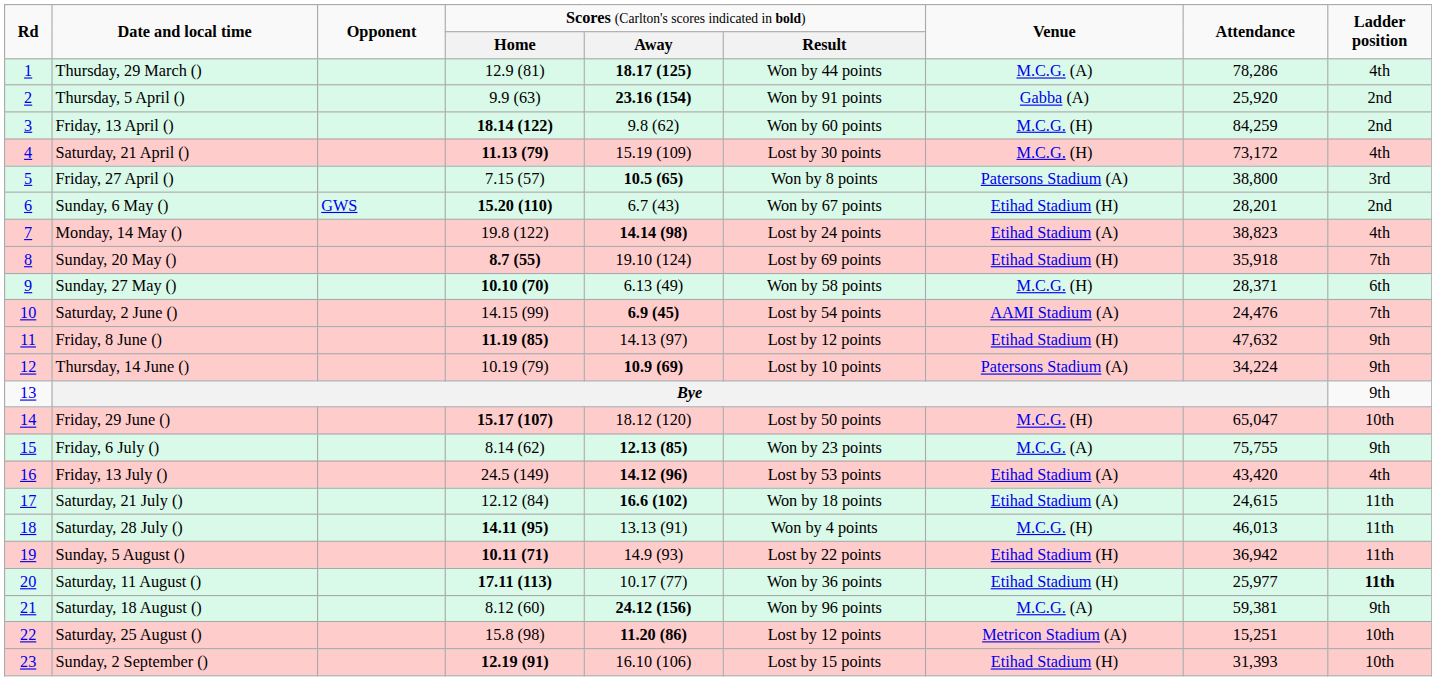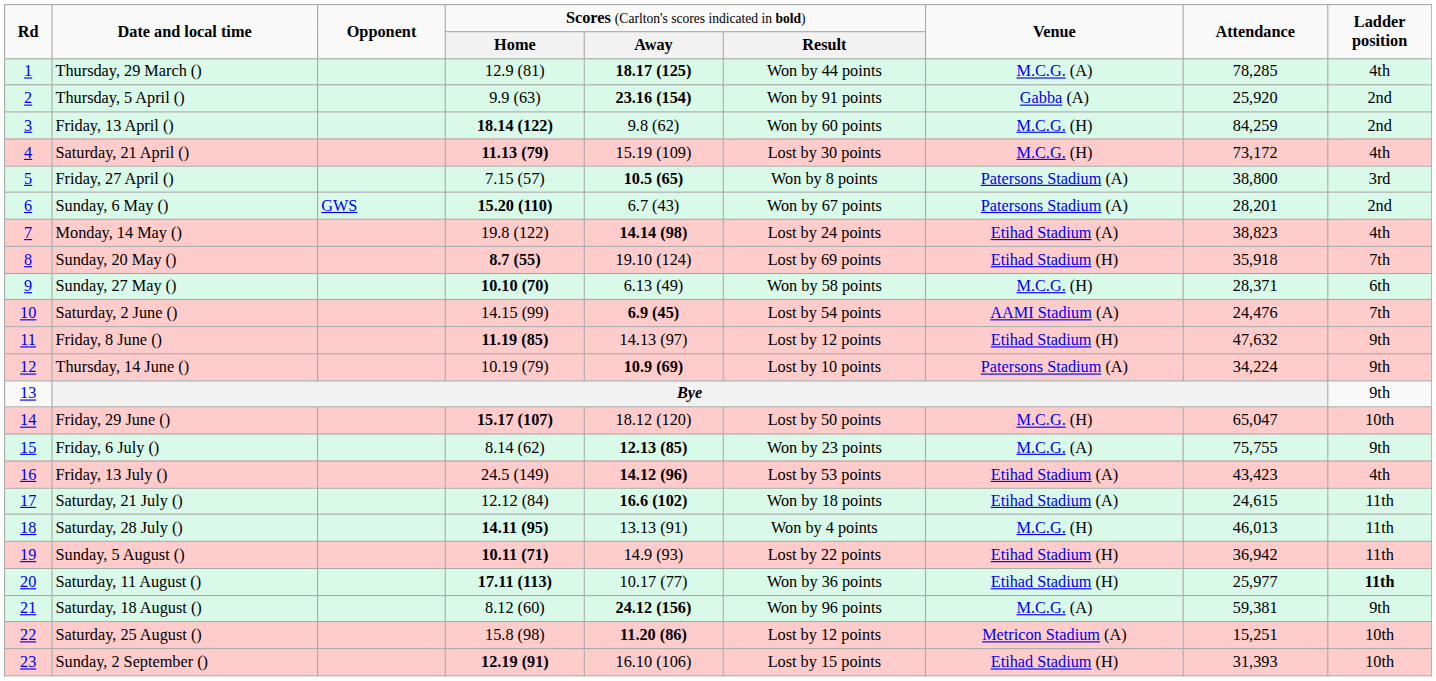(1255, 71) 78,286 -> (1255, 71) 78,285
(1054, 206) Etihad Stadium (H) -> (1054, 206) Patersons Stadium (A)
(1255, 474) 43,420 -> (1255, 474) 43,423
